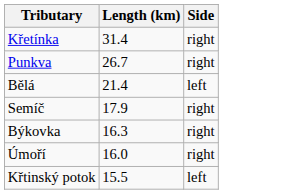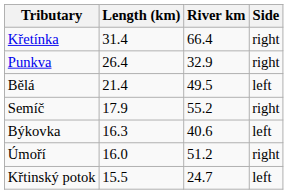+ column: (216, 16)
(115, 62) 26.7 -> (115, 62) 26.4
(201, 131) right -> (262, 131) left
